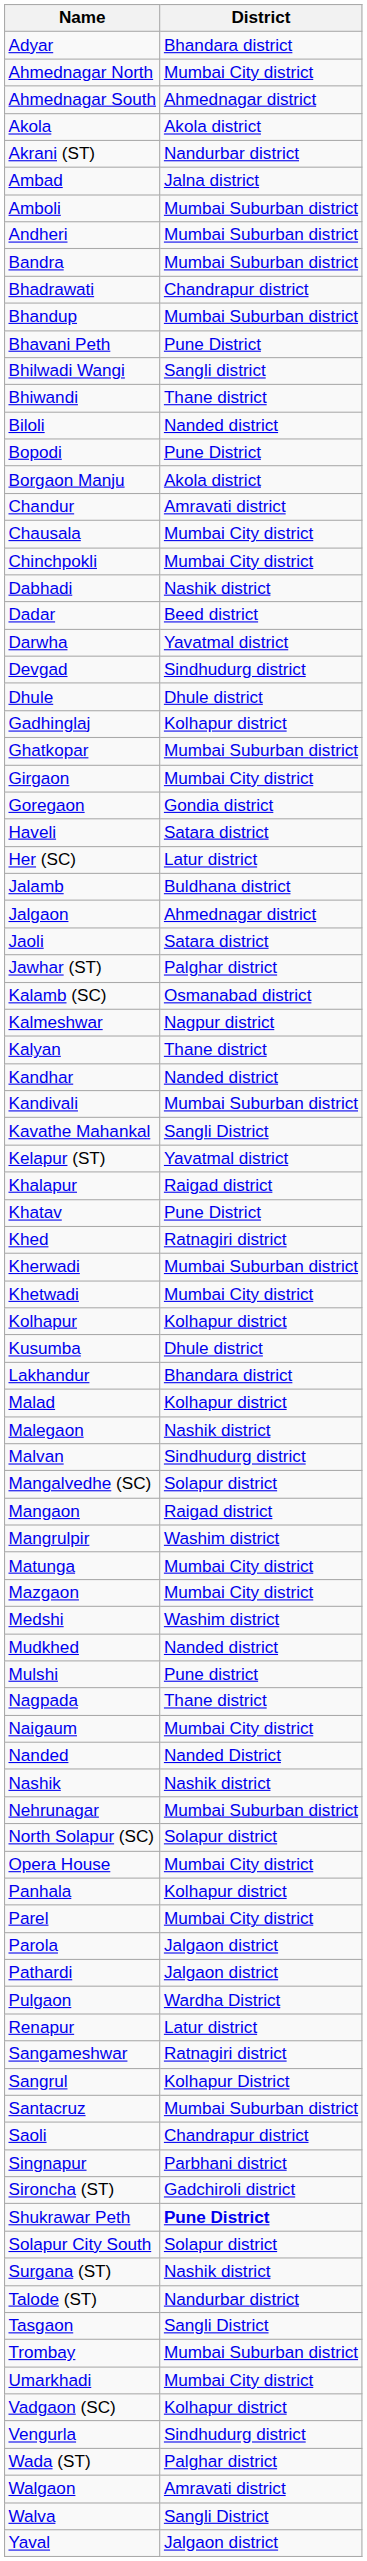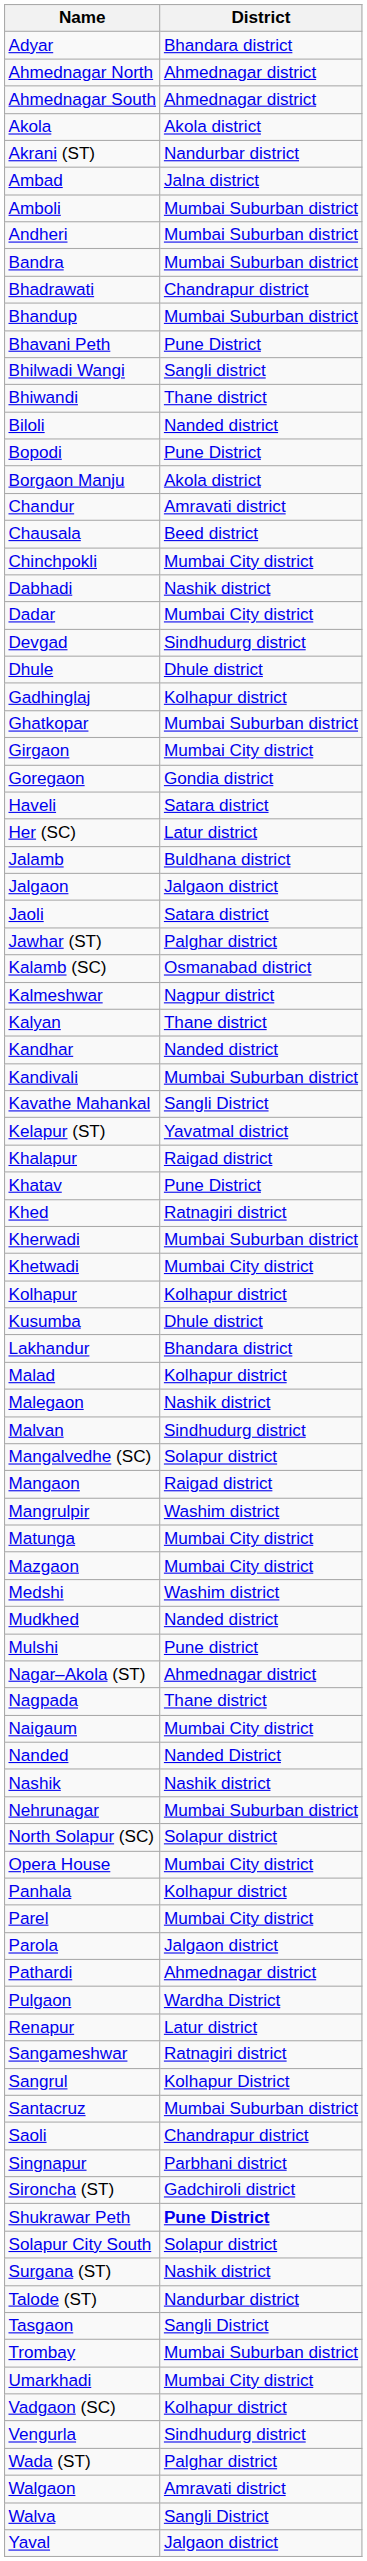(239, 72) Mumbai City district -> (240, 72) Ahmednagar district
(239, 533) Mumbai City district -> (211, 533) Beed district
(211, 615) Beed district -> (239, 615) Mumbai City district
- row: (38, 642)
(240, 914) Ahmednagar district -> (221, 886) Jalgaon district
+ row: (77, 1674)
(221, 1972) Jalgaon district -> (240, 1972) Ahmednagar district
